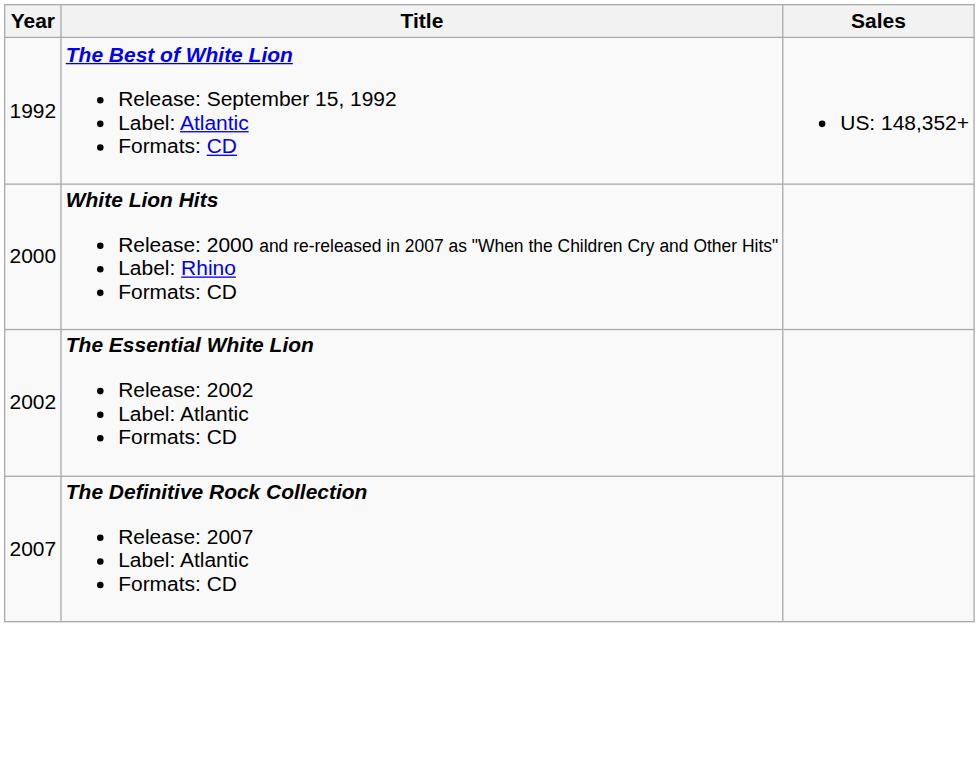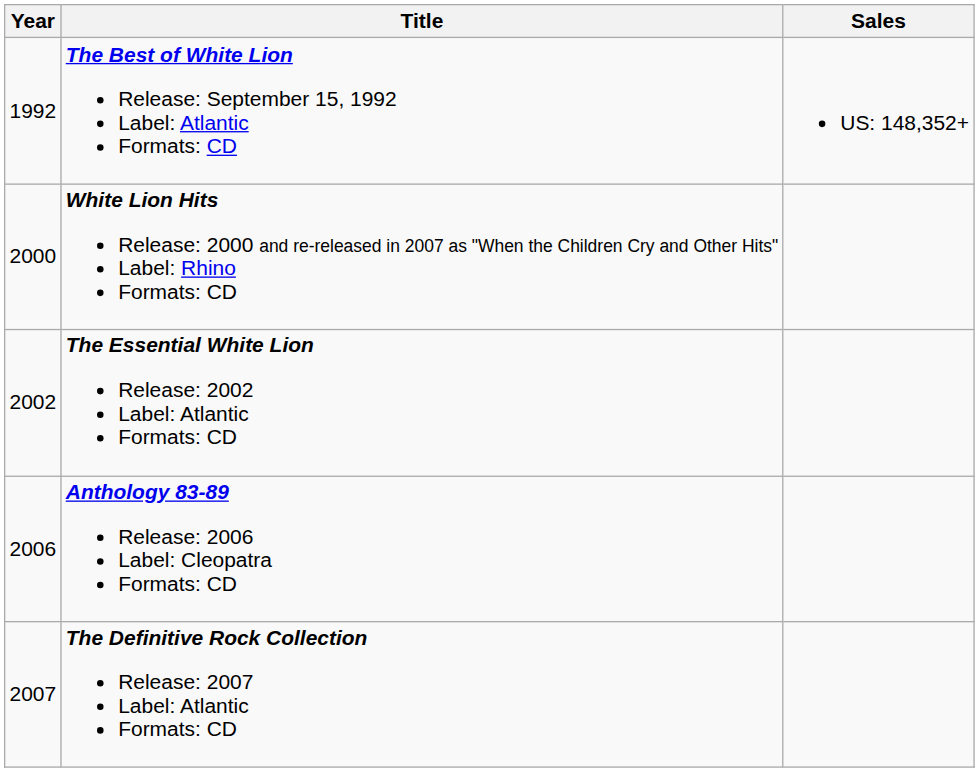+ row: (422, 538)
